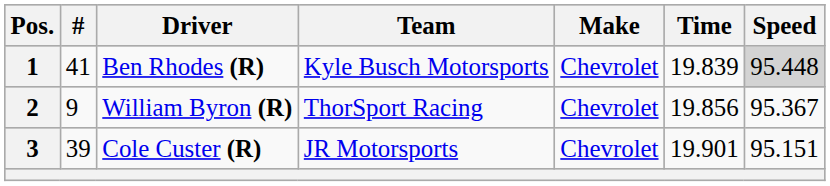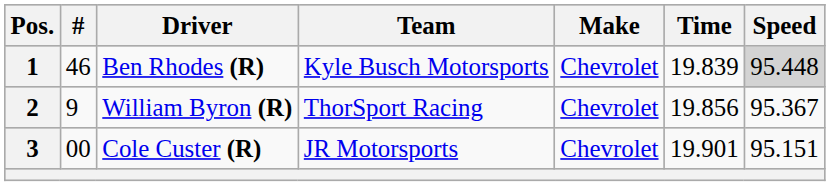(78, 66) 41 -> (78, 66) 46
(78, 148) 39 -> (78, 148) 00
